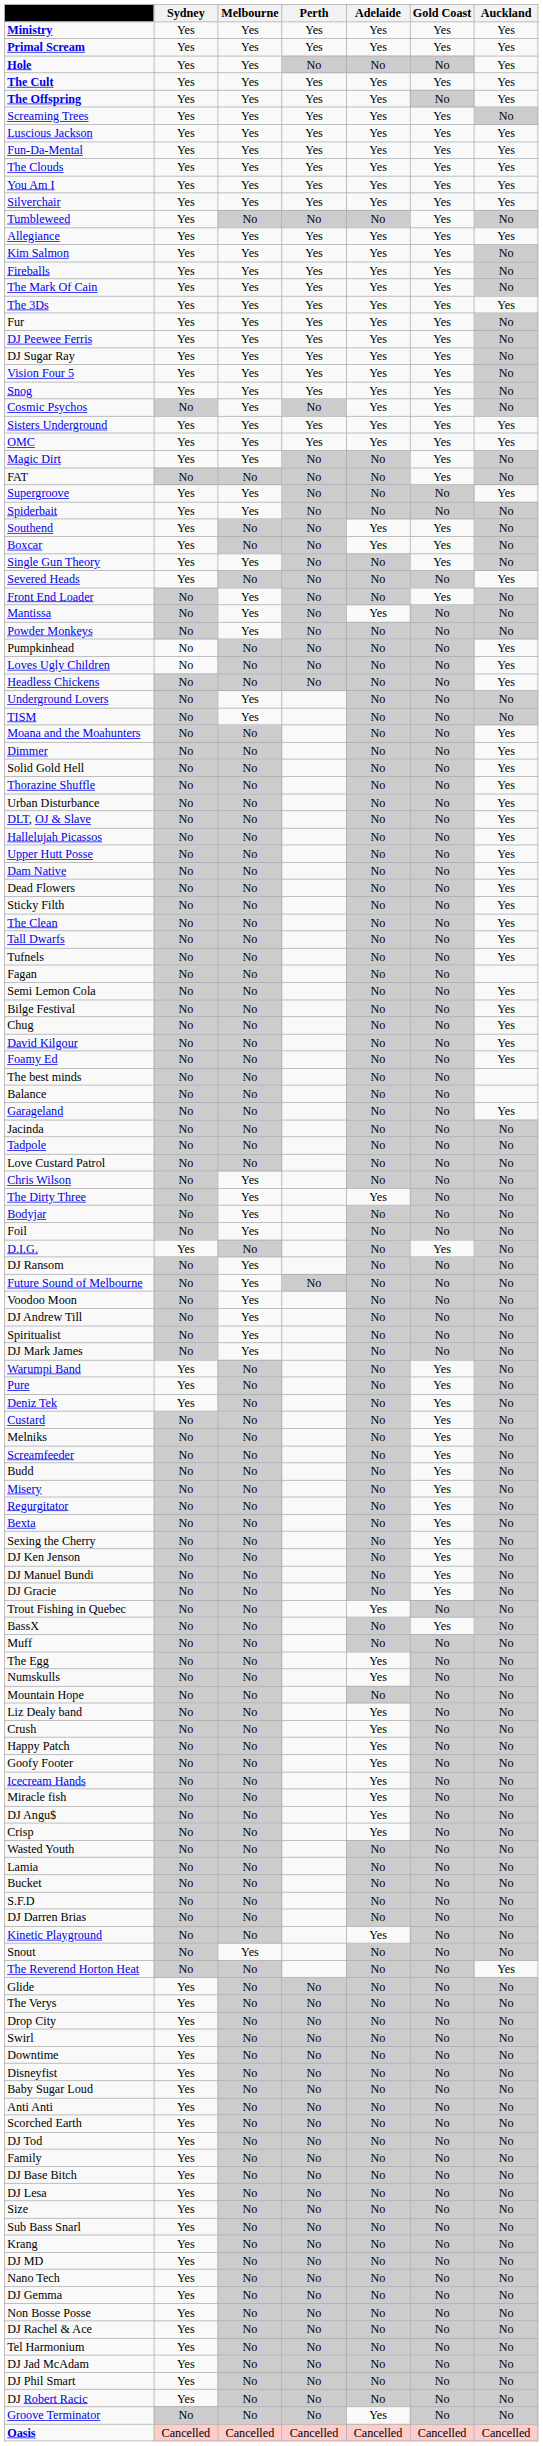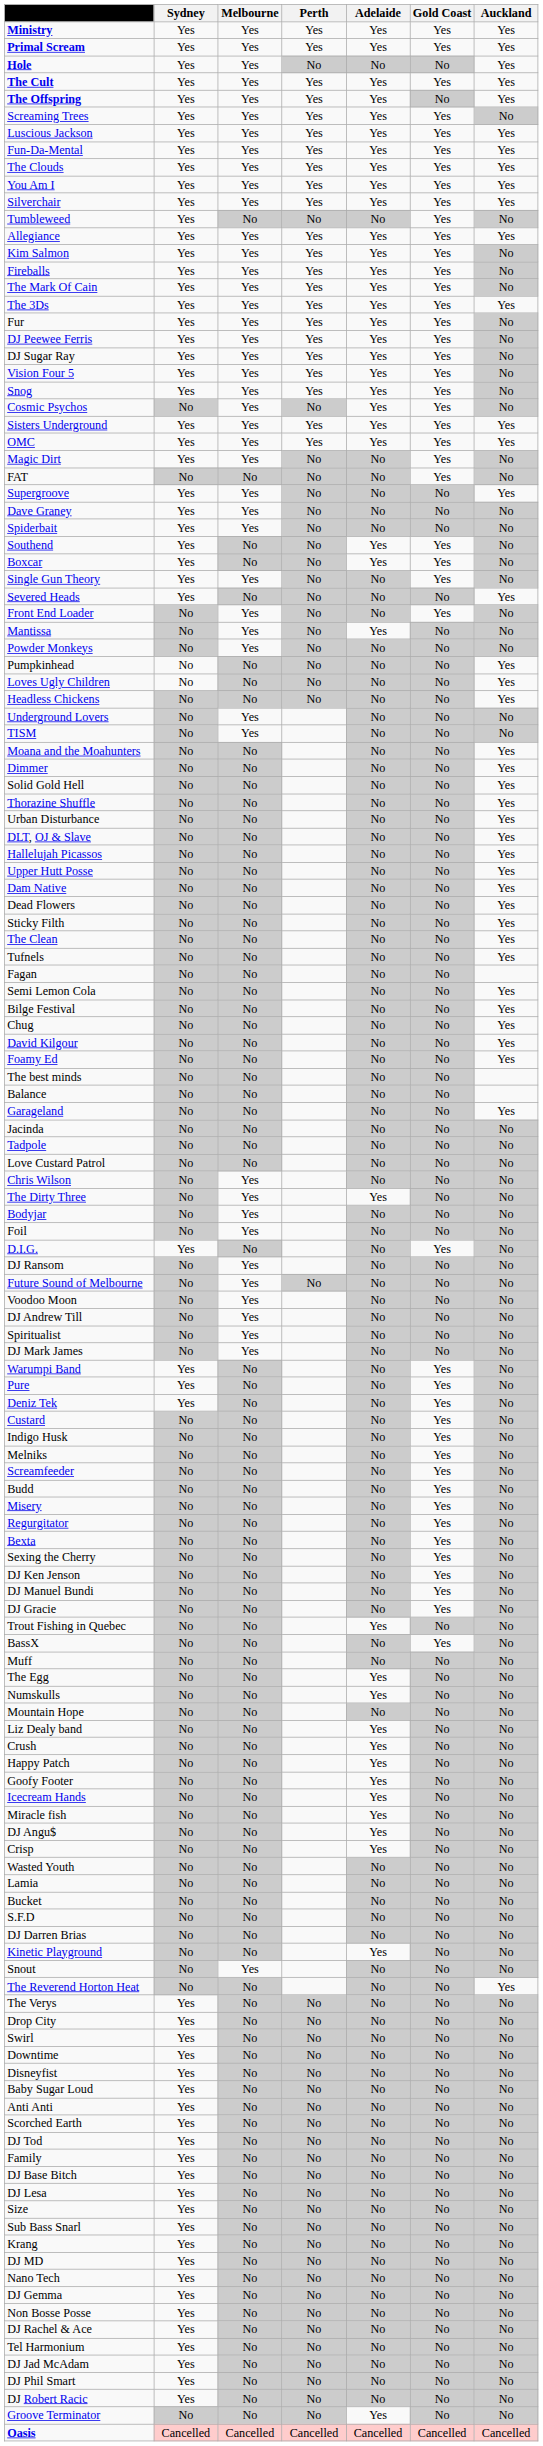+ row: (39, 511)
- row: (36, 939)
+ row: (37, 1437)
- row: (21, 1986)
